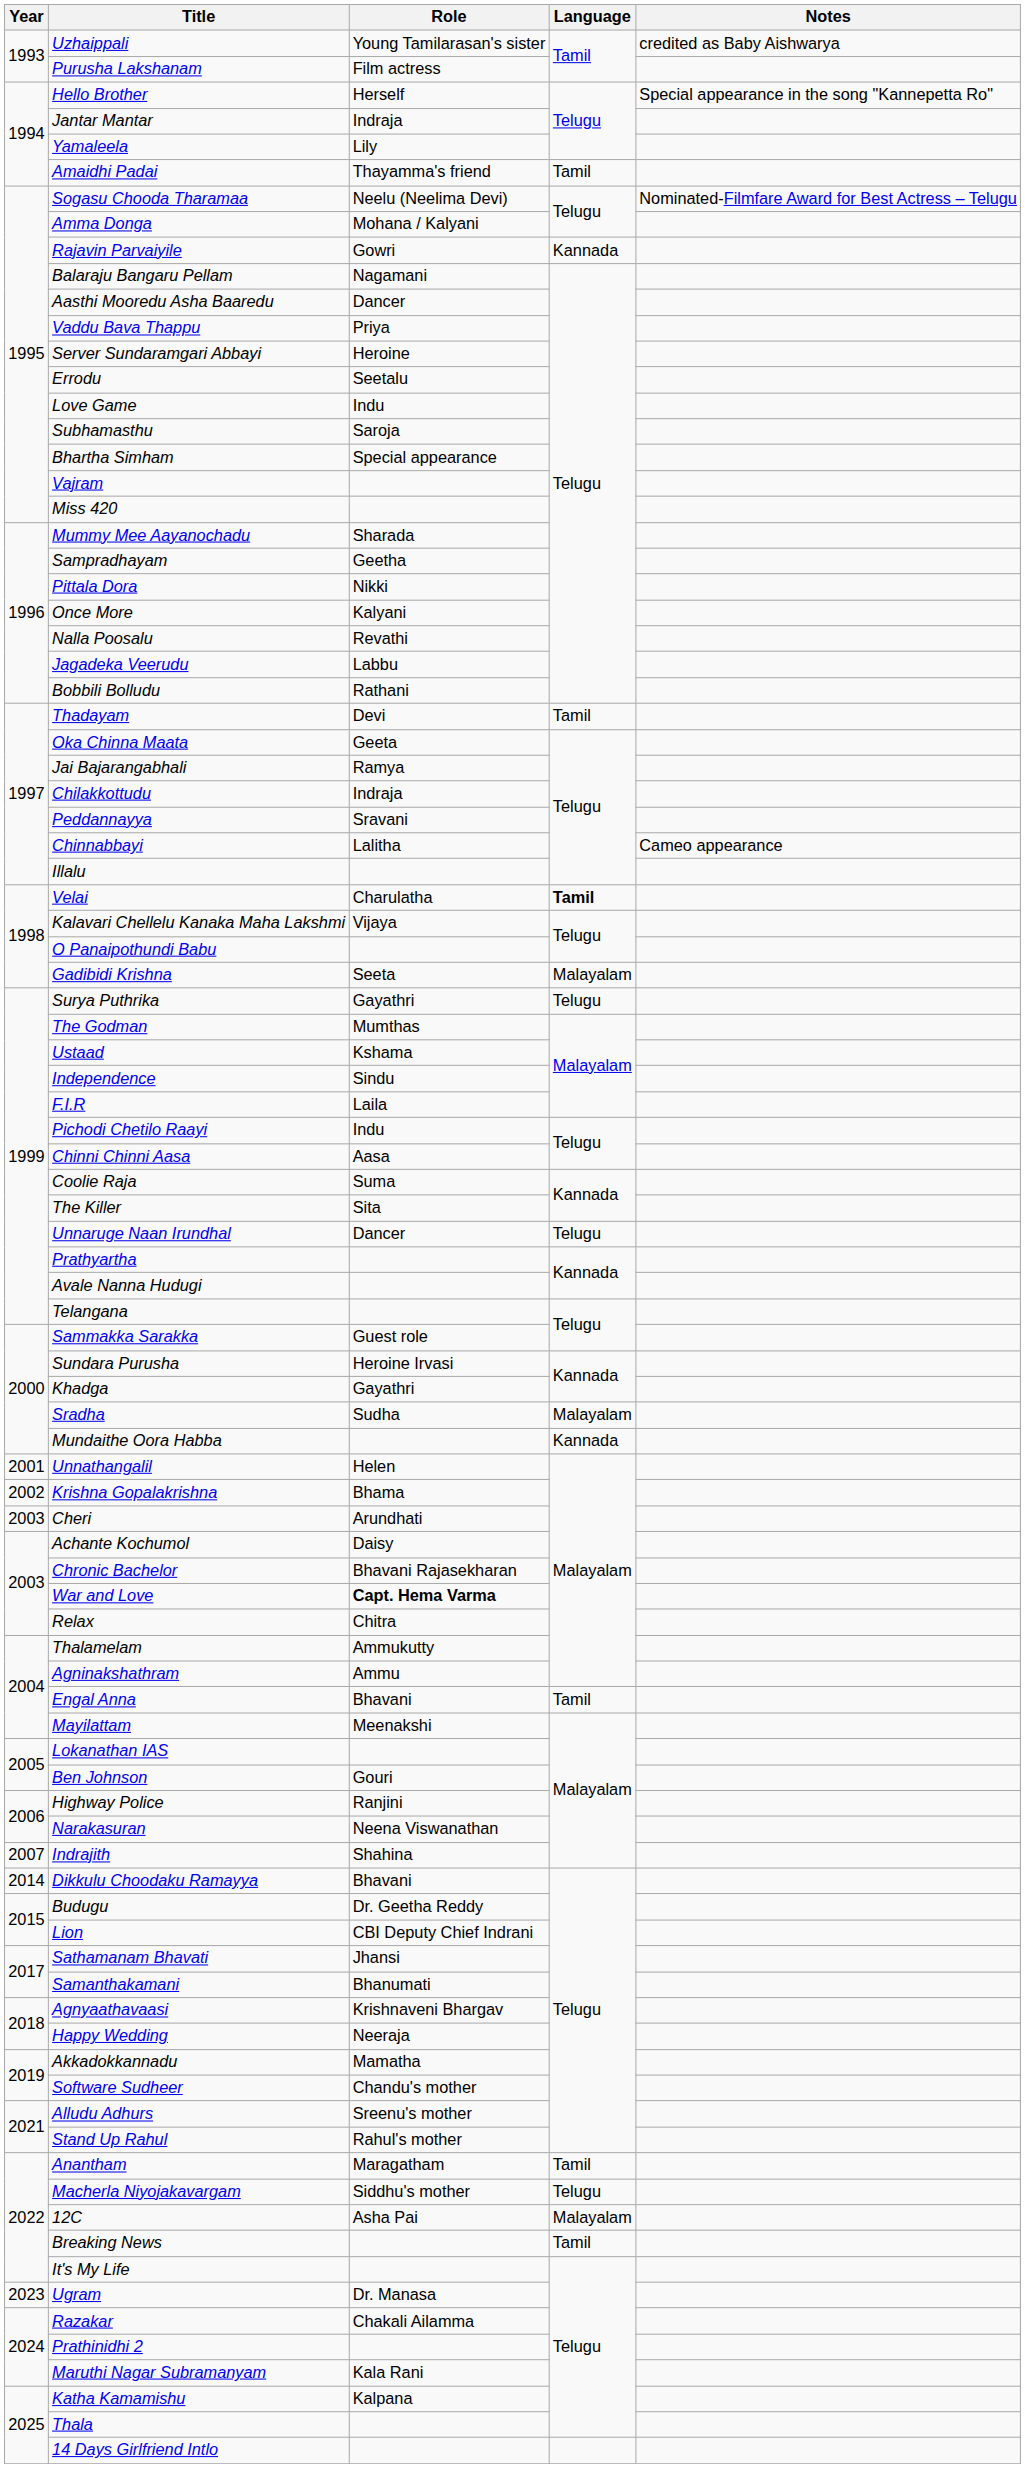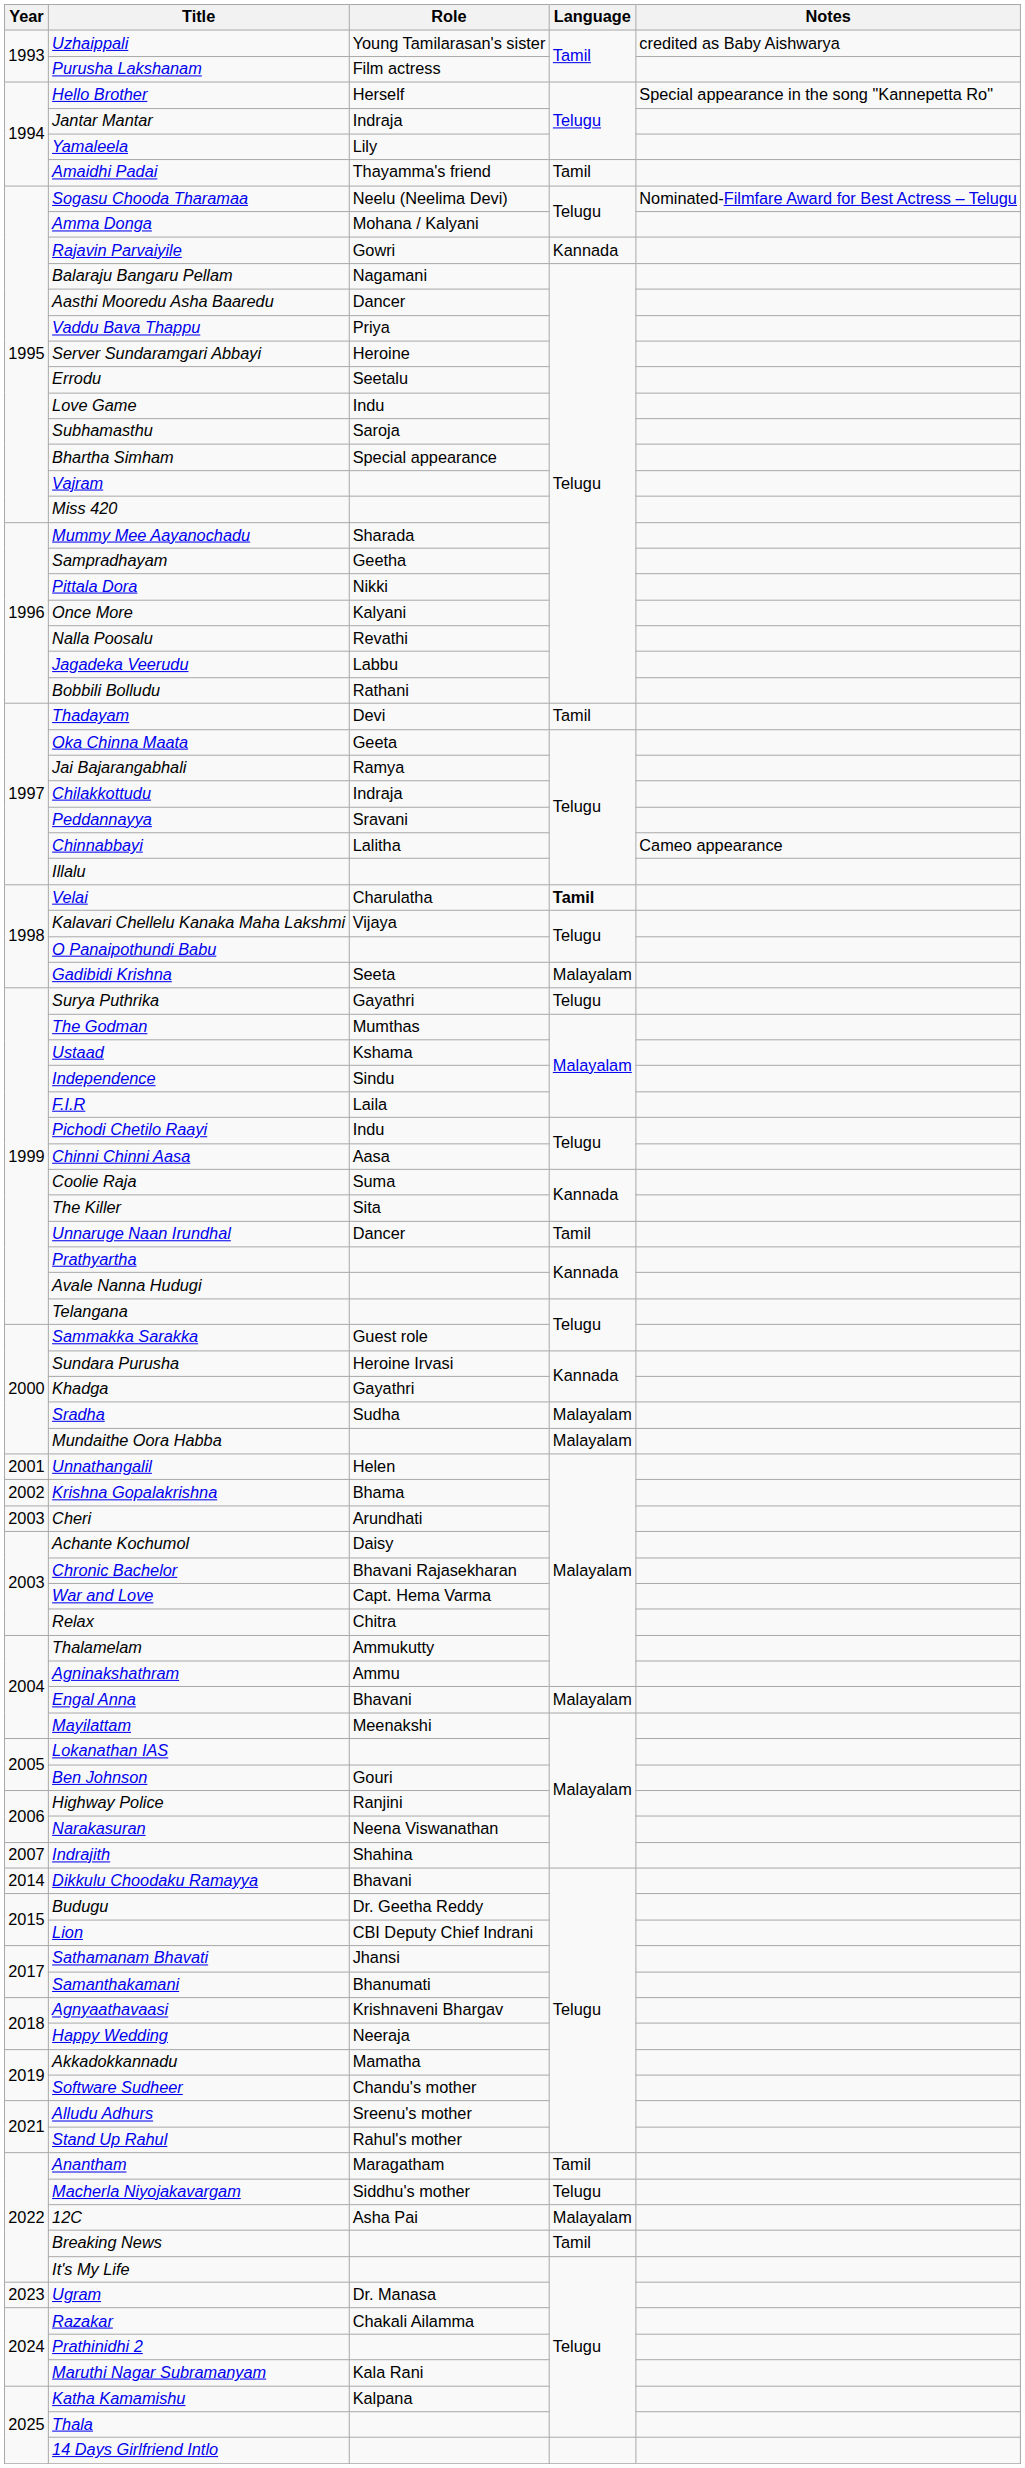(577, 1233) Telugu -> (572, 1233) Tamil
(586, 1440) Kannada -> (592, 1440) Malayalam
(424, 1596) bold -> (422, 1596) normal
(572, 1699) Tamil -> (592, 1699) Malayalam
